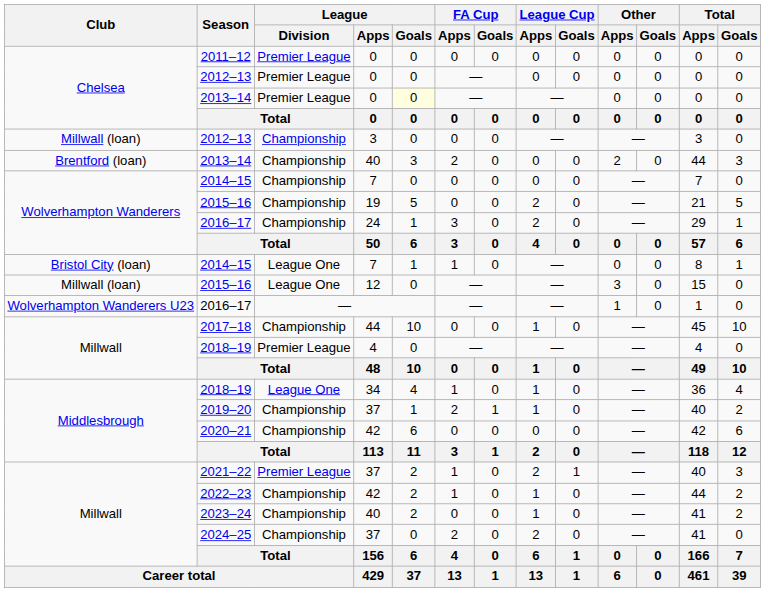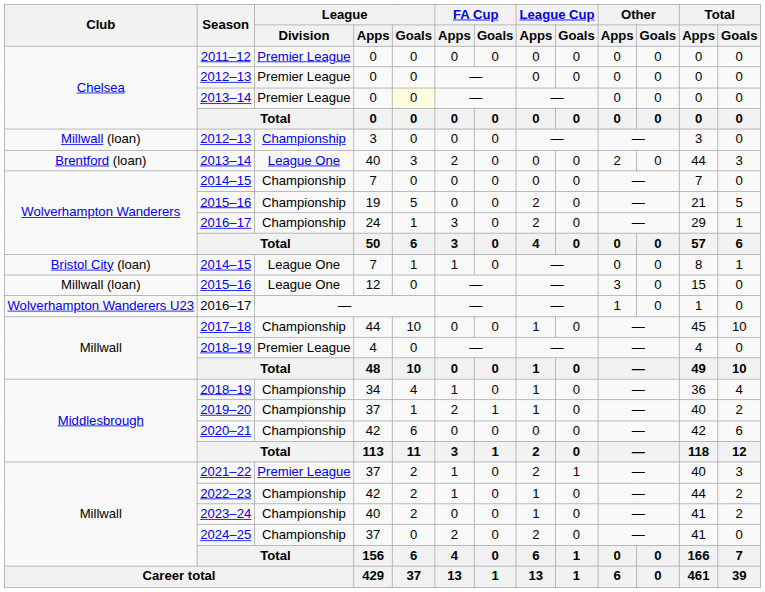(304, 160) Championship -> (304, 160) League One
(304, 389) League One -> (304, 389) Championship
